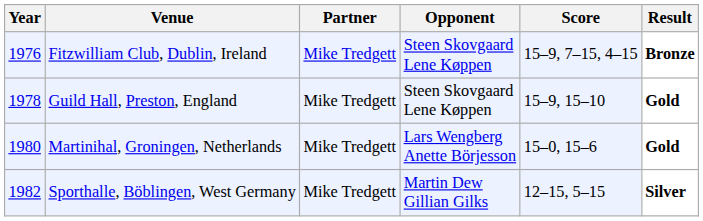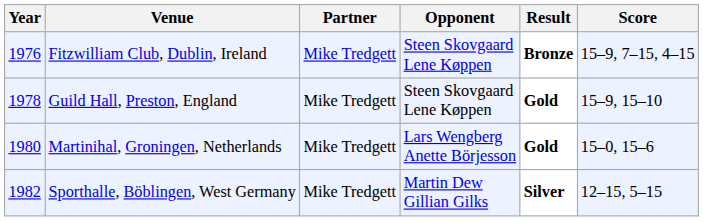columns swapped: (581, 18) <-> (670, 18)
